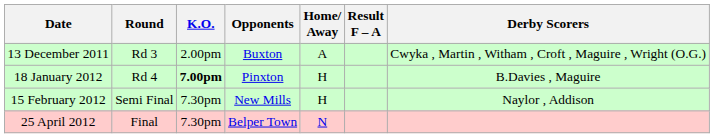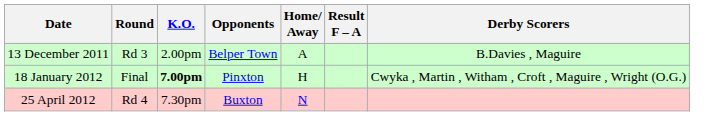(263, 54) Buxton -> (243, 54) Belper Town
(548, 54) Cwyka , Martin , Witham , Croft , Maguire , Wright (O.G.) -> (528, 54) B.Davies , Maguire
(144, 76) Rd 4 -> (135, 76) Final
(548, 76) B.Davies , Maguire -> (528, 76) Cwyka , Martin , Witham , Croft , Maguire , Wright (O.G.)
- row: (58, 99)
(144, 121) Final -> (135, 99) Rd 4
(263, 121) Belper Town -> (243, 99) Buxton
